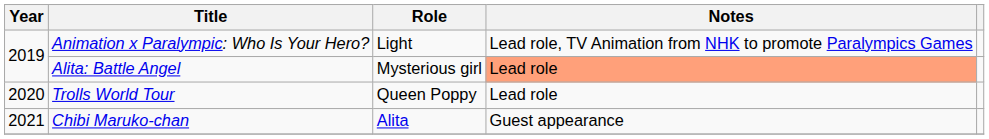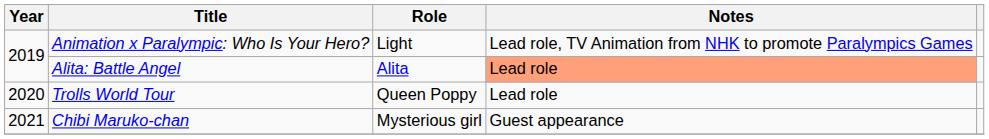(429, 69) Mysterious girl -> (393, 69) Alita
(393, 120) Alita -> (429, 120) Mysterious girl
